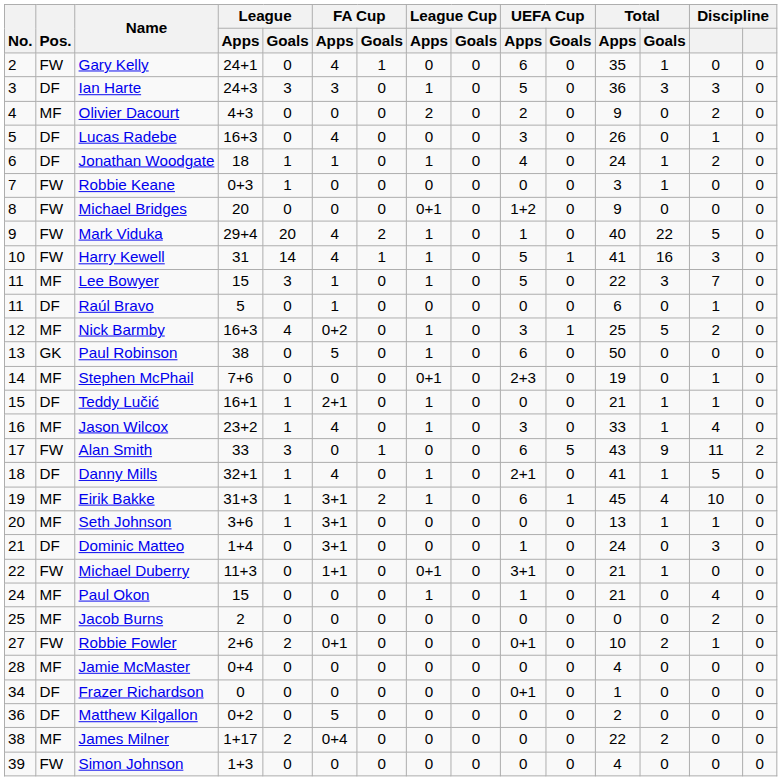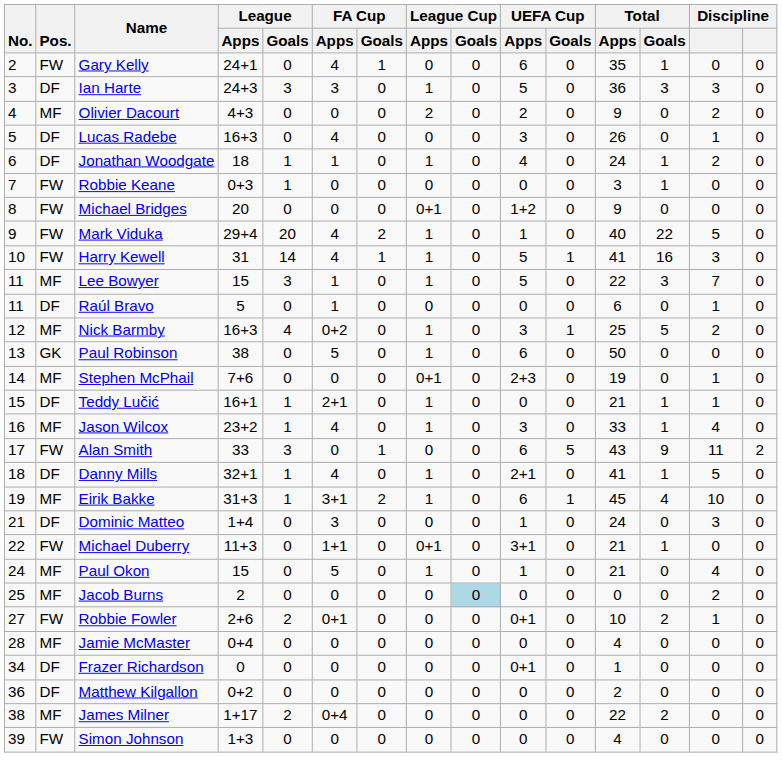- row: (125, 522)
(335, 546) 3+1 -> (335, 522) 3
(335, 595) 0 -> (335, 570) 5
(476, 619) no background -> (476, 595) lightblue background
(335, 715) 5 -> (335, 691) 0
